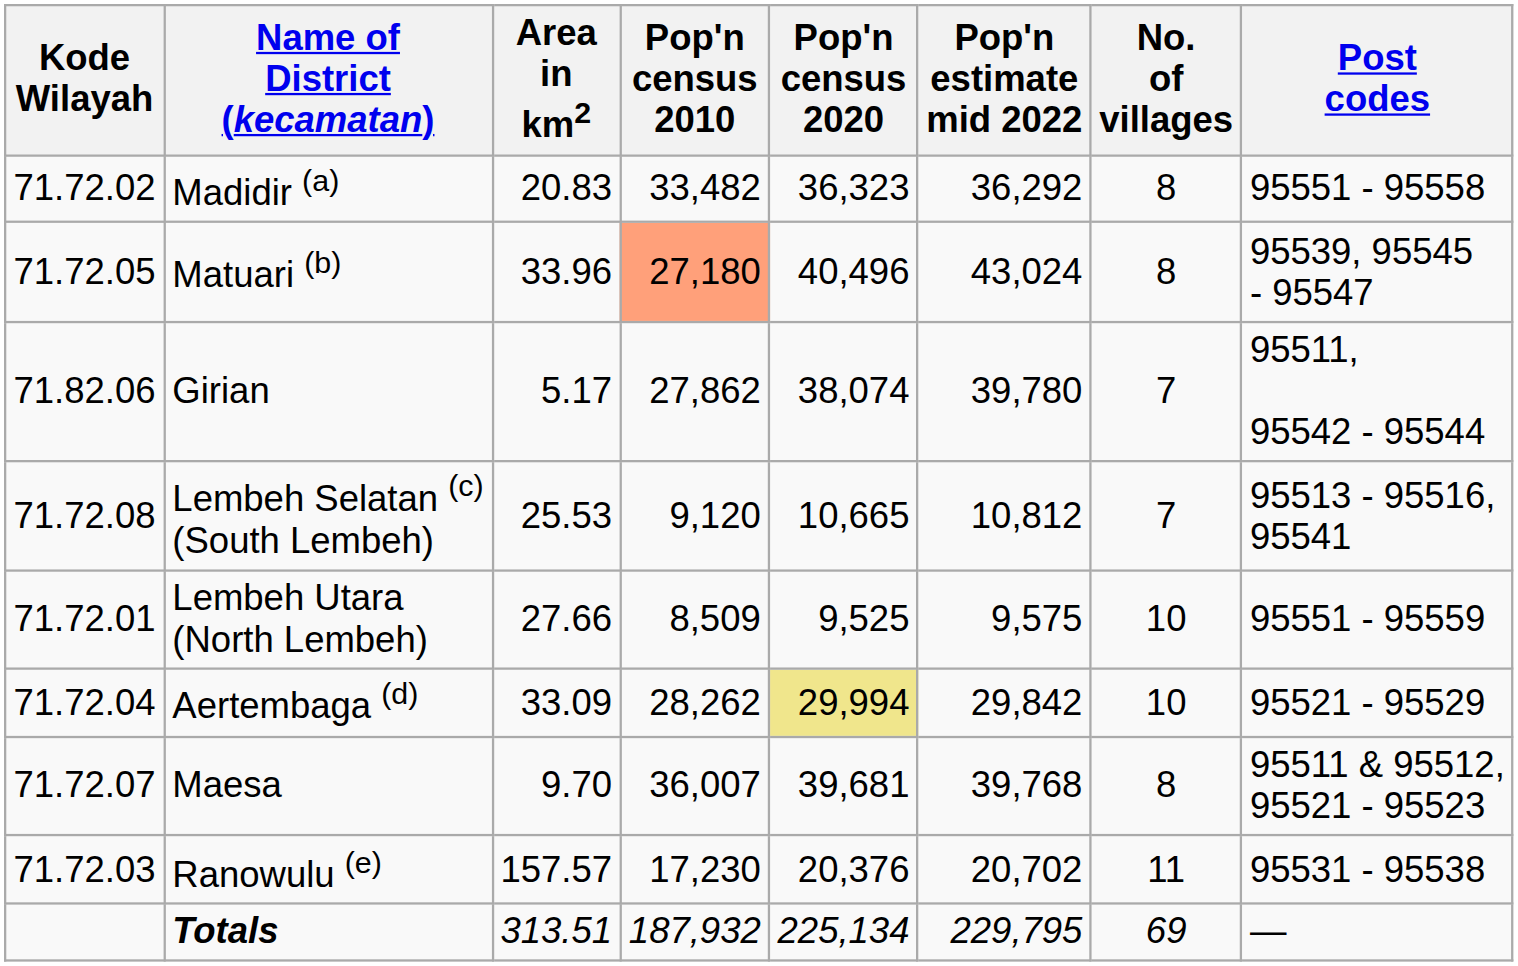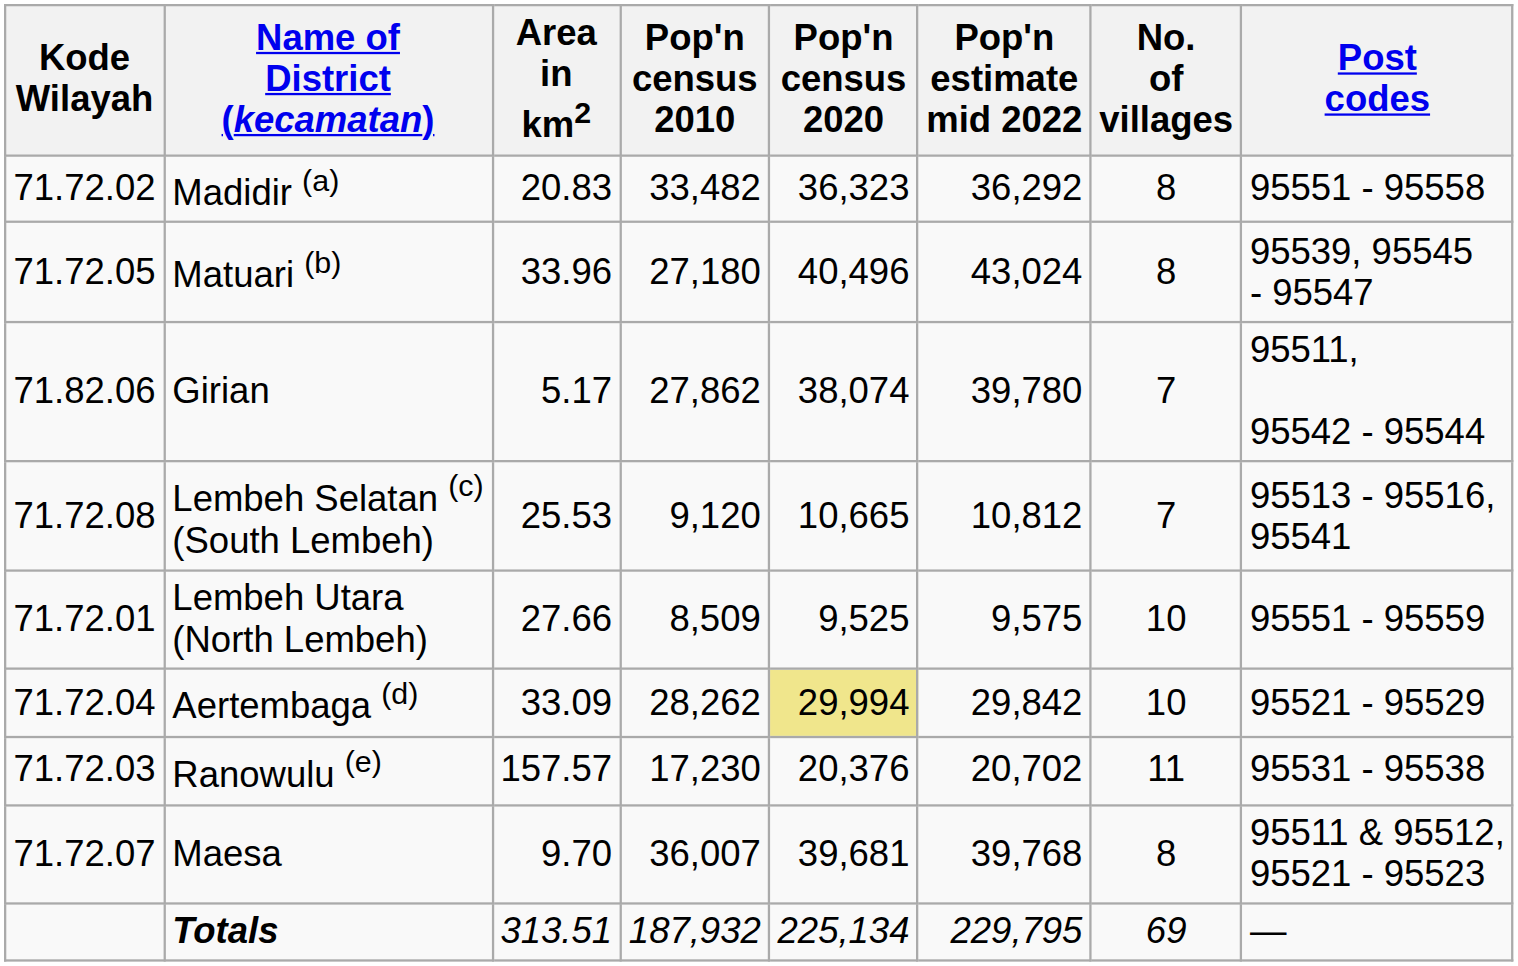(705, 271) lightsalmon background -> (705, 271) no background
rows swapped: (227, 785) <-> (277, 868)
